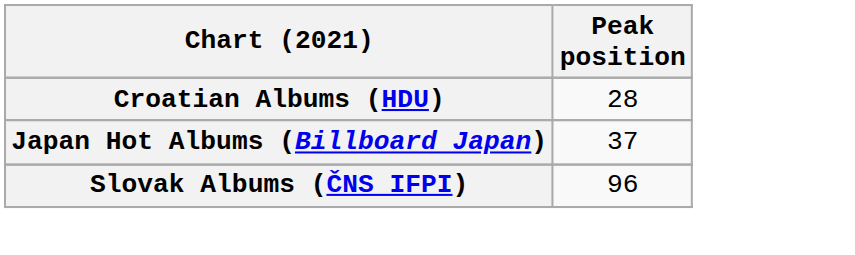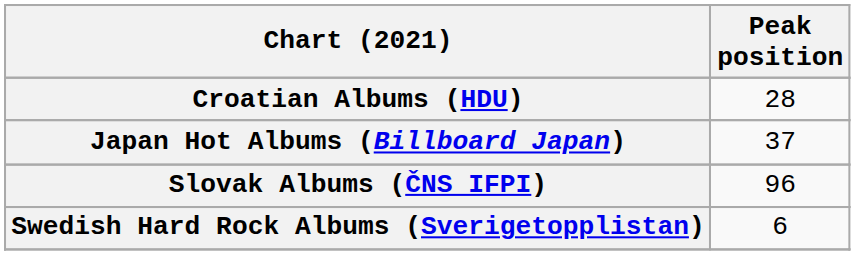+ row: (358, 228)
